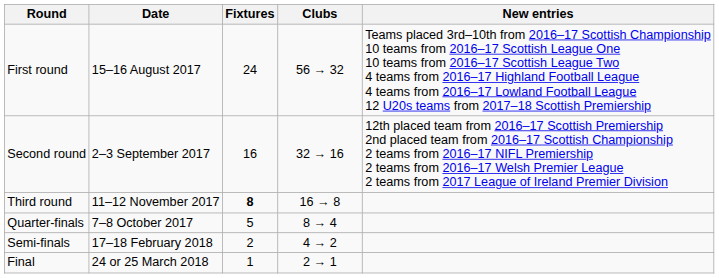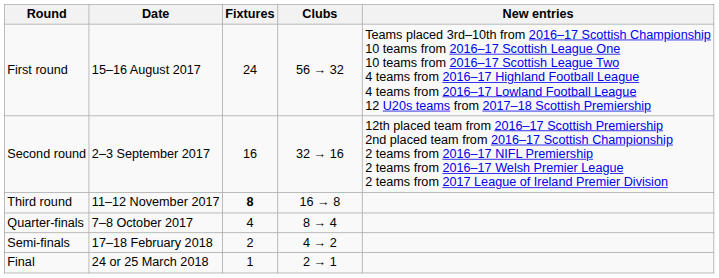(250, 222) 5 -> (250, 222) 4
